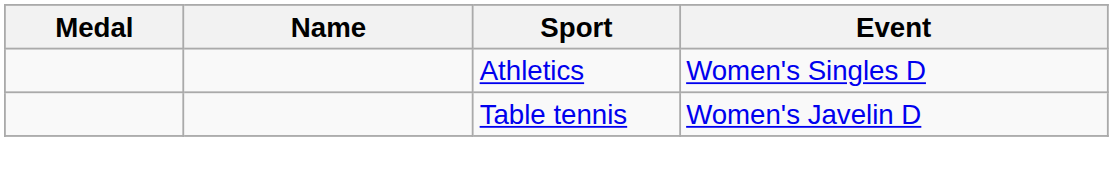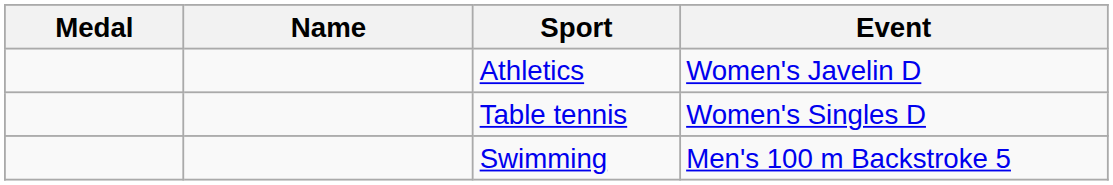(806, 71) Women's Singles D -> (804, 71) Women's Javelin D
(804, 115) Women's Javelin D -> (806, 115) Women's Singles D
+ row: (543, 158)
